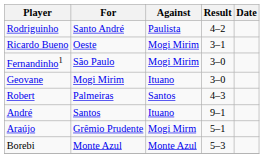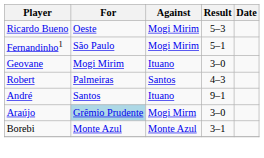- row: (33, 28)
(218, 45) 3–1 -> (218, 28) 5–3
(218, 62) 3–0 -> (218, 46) 5–1
(108, 129) no background -> (108, 112) lightblue background
(218, 129) 5–1 -> (218, 112) 3–0
(218, 145) 5–3 -> (218, 129) 3–1
